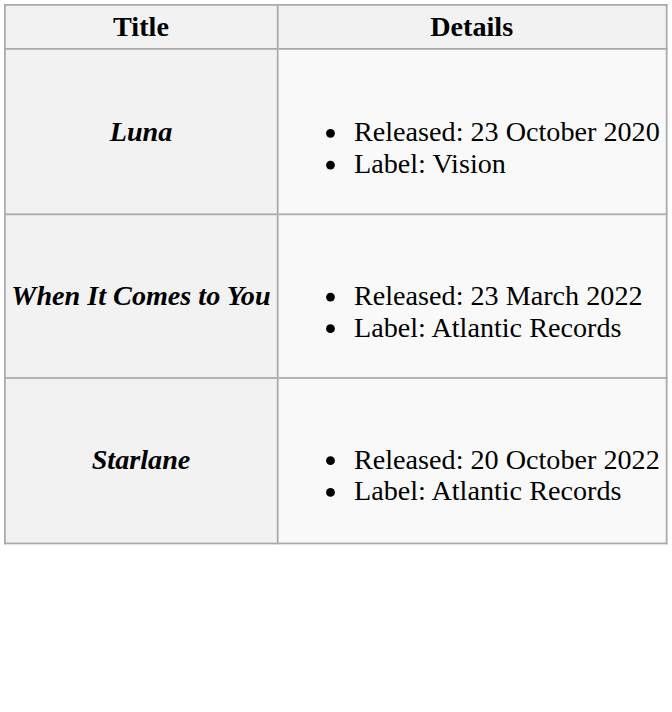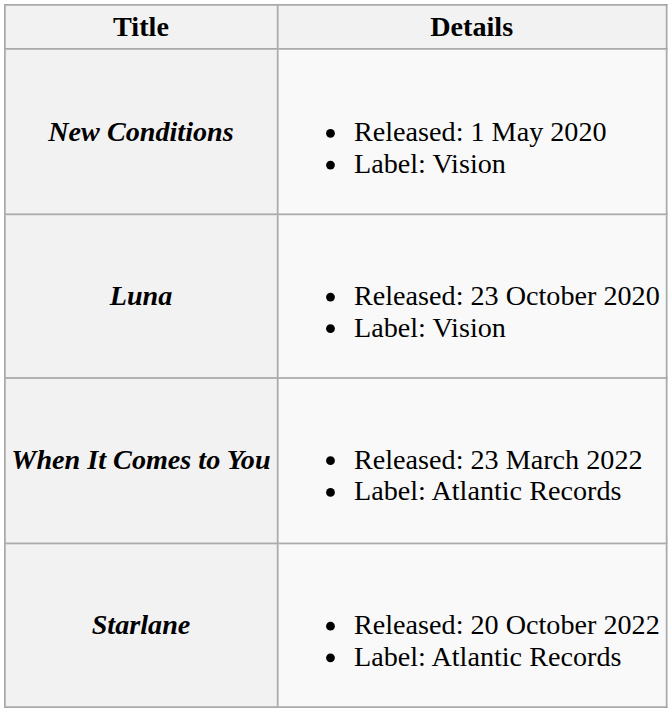+ row: (141, 131)
